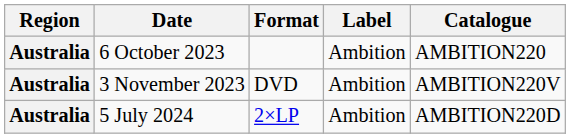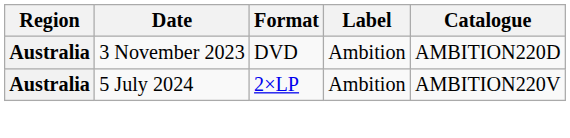- row: (162, 52)
(488, 84) AMBITION220V -> (488, 52) AMBITION220D
(488, 116) AMBITION220D -> (488, 84) AMBITION220V
